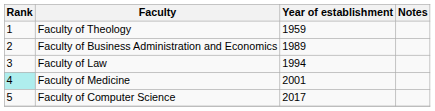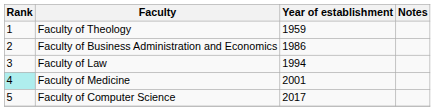(294, 47) 1989 -> (294, 47) 1986
